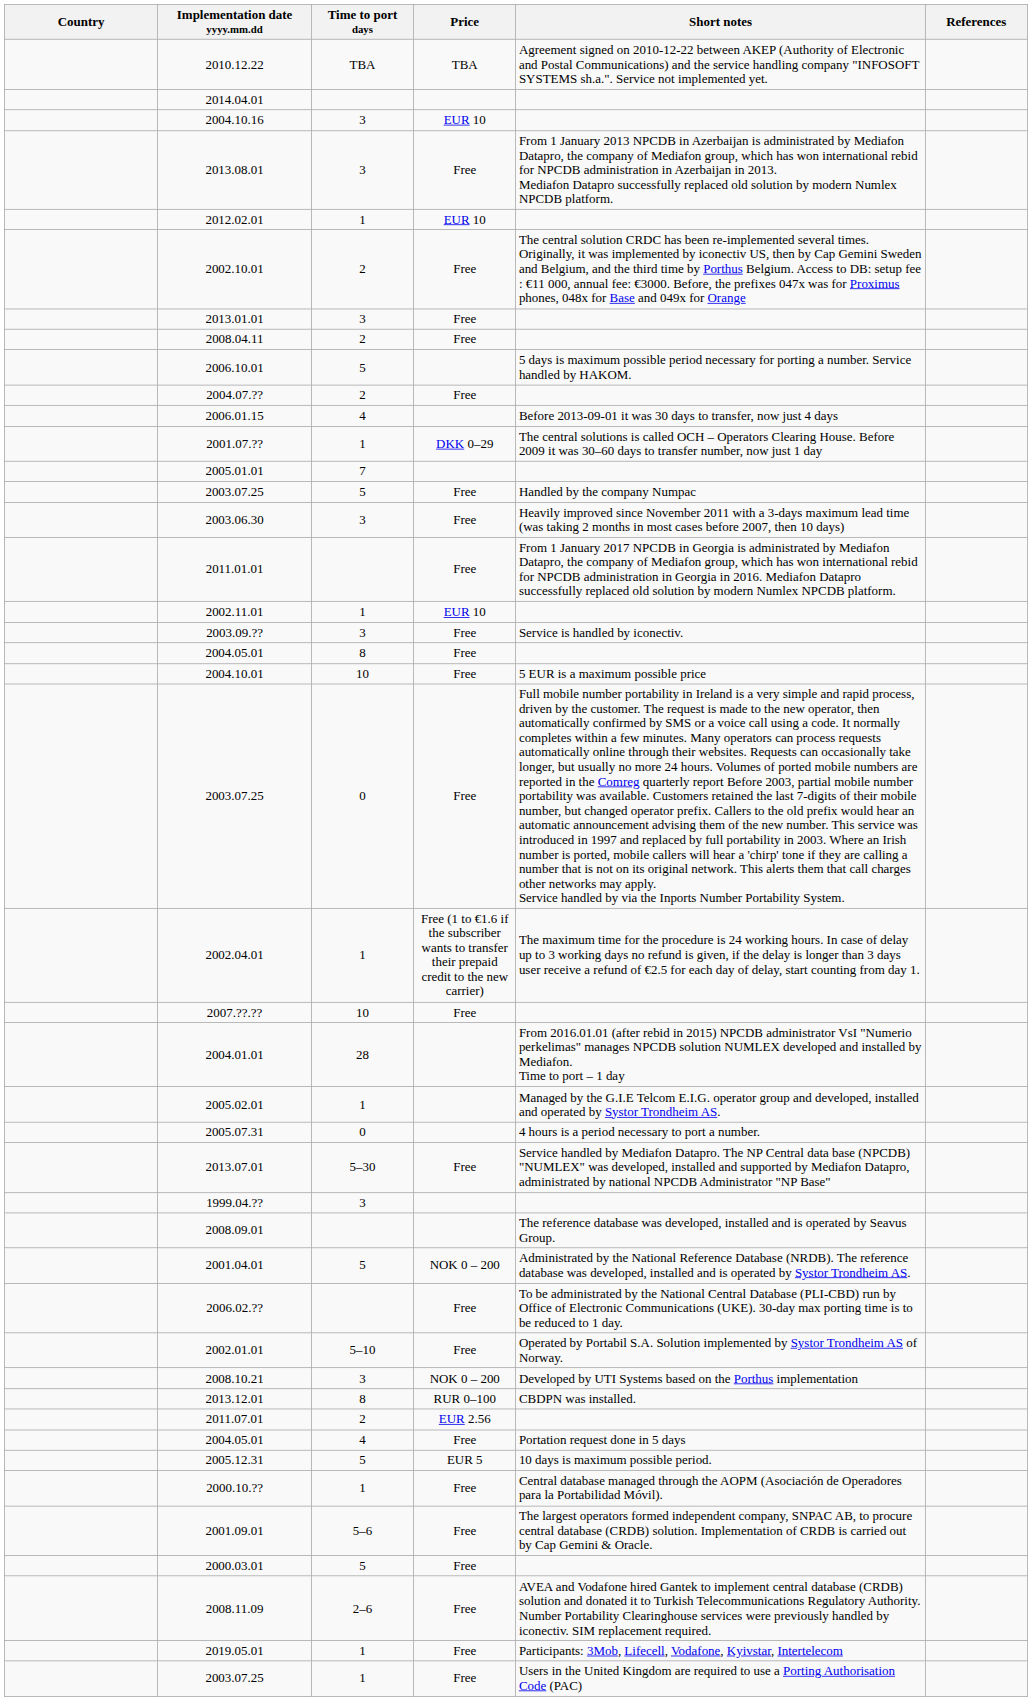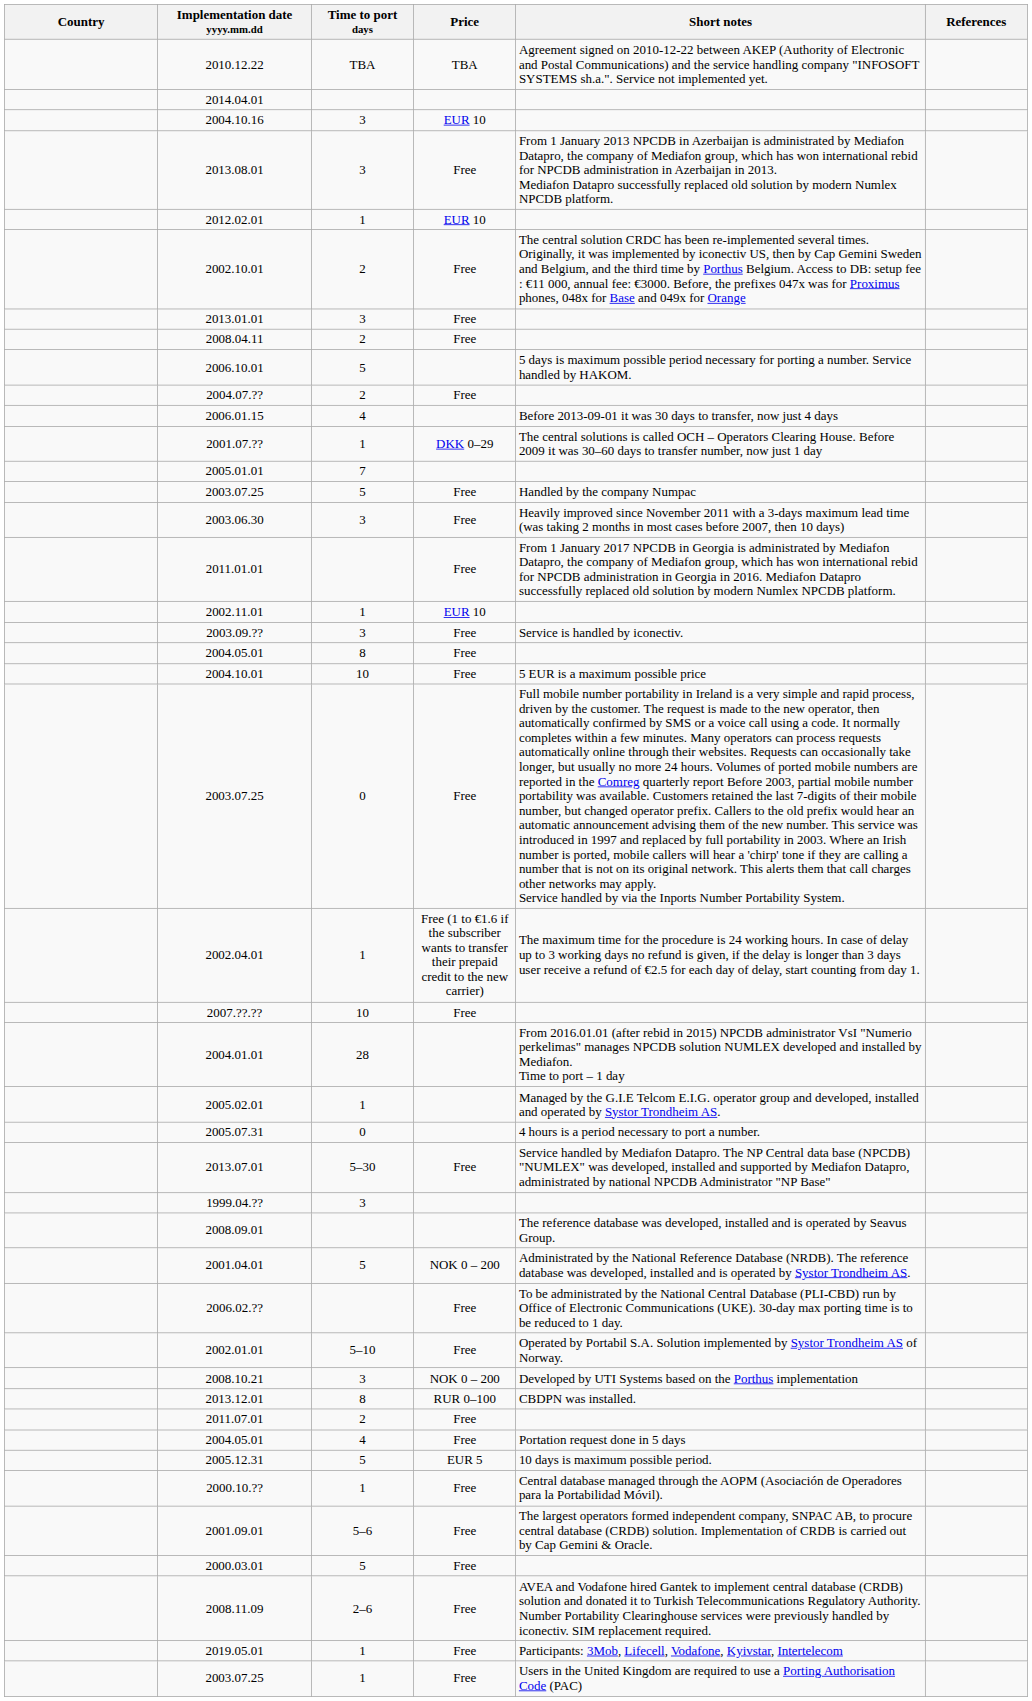(465, 1419) EUR 2.56 -> (465, 1419) Free
